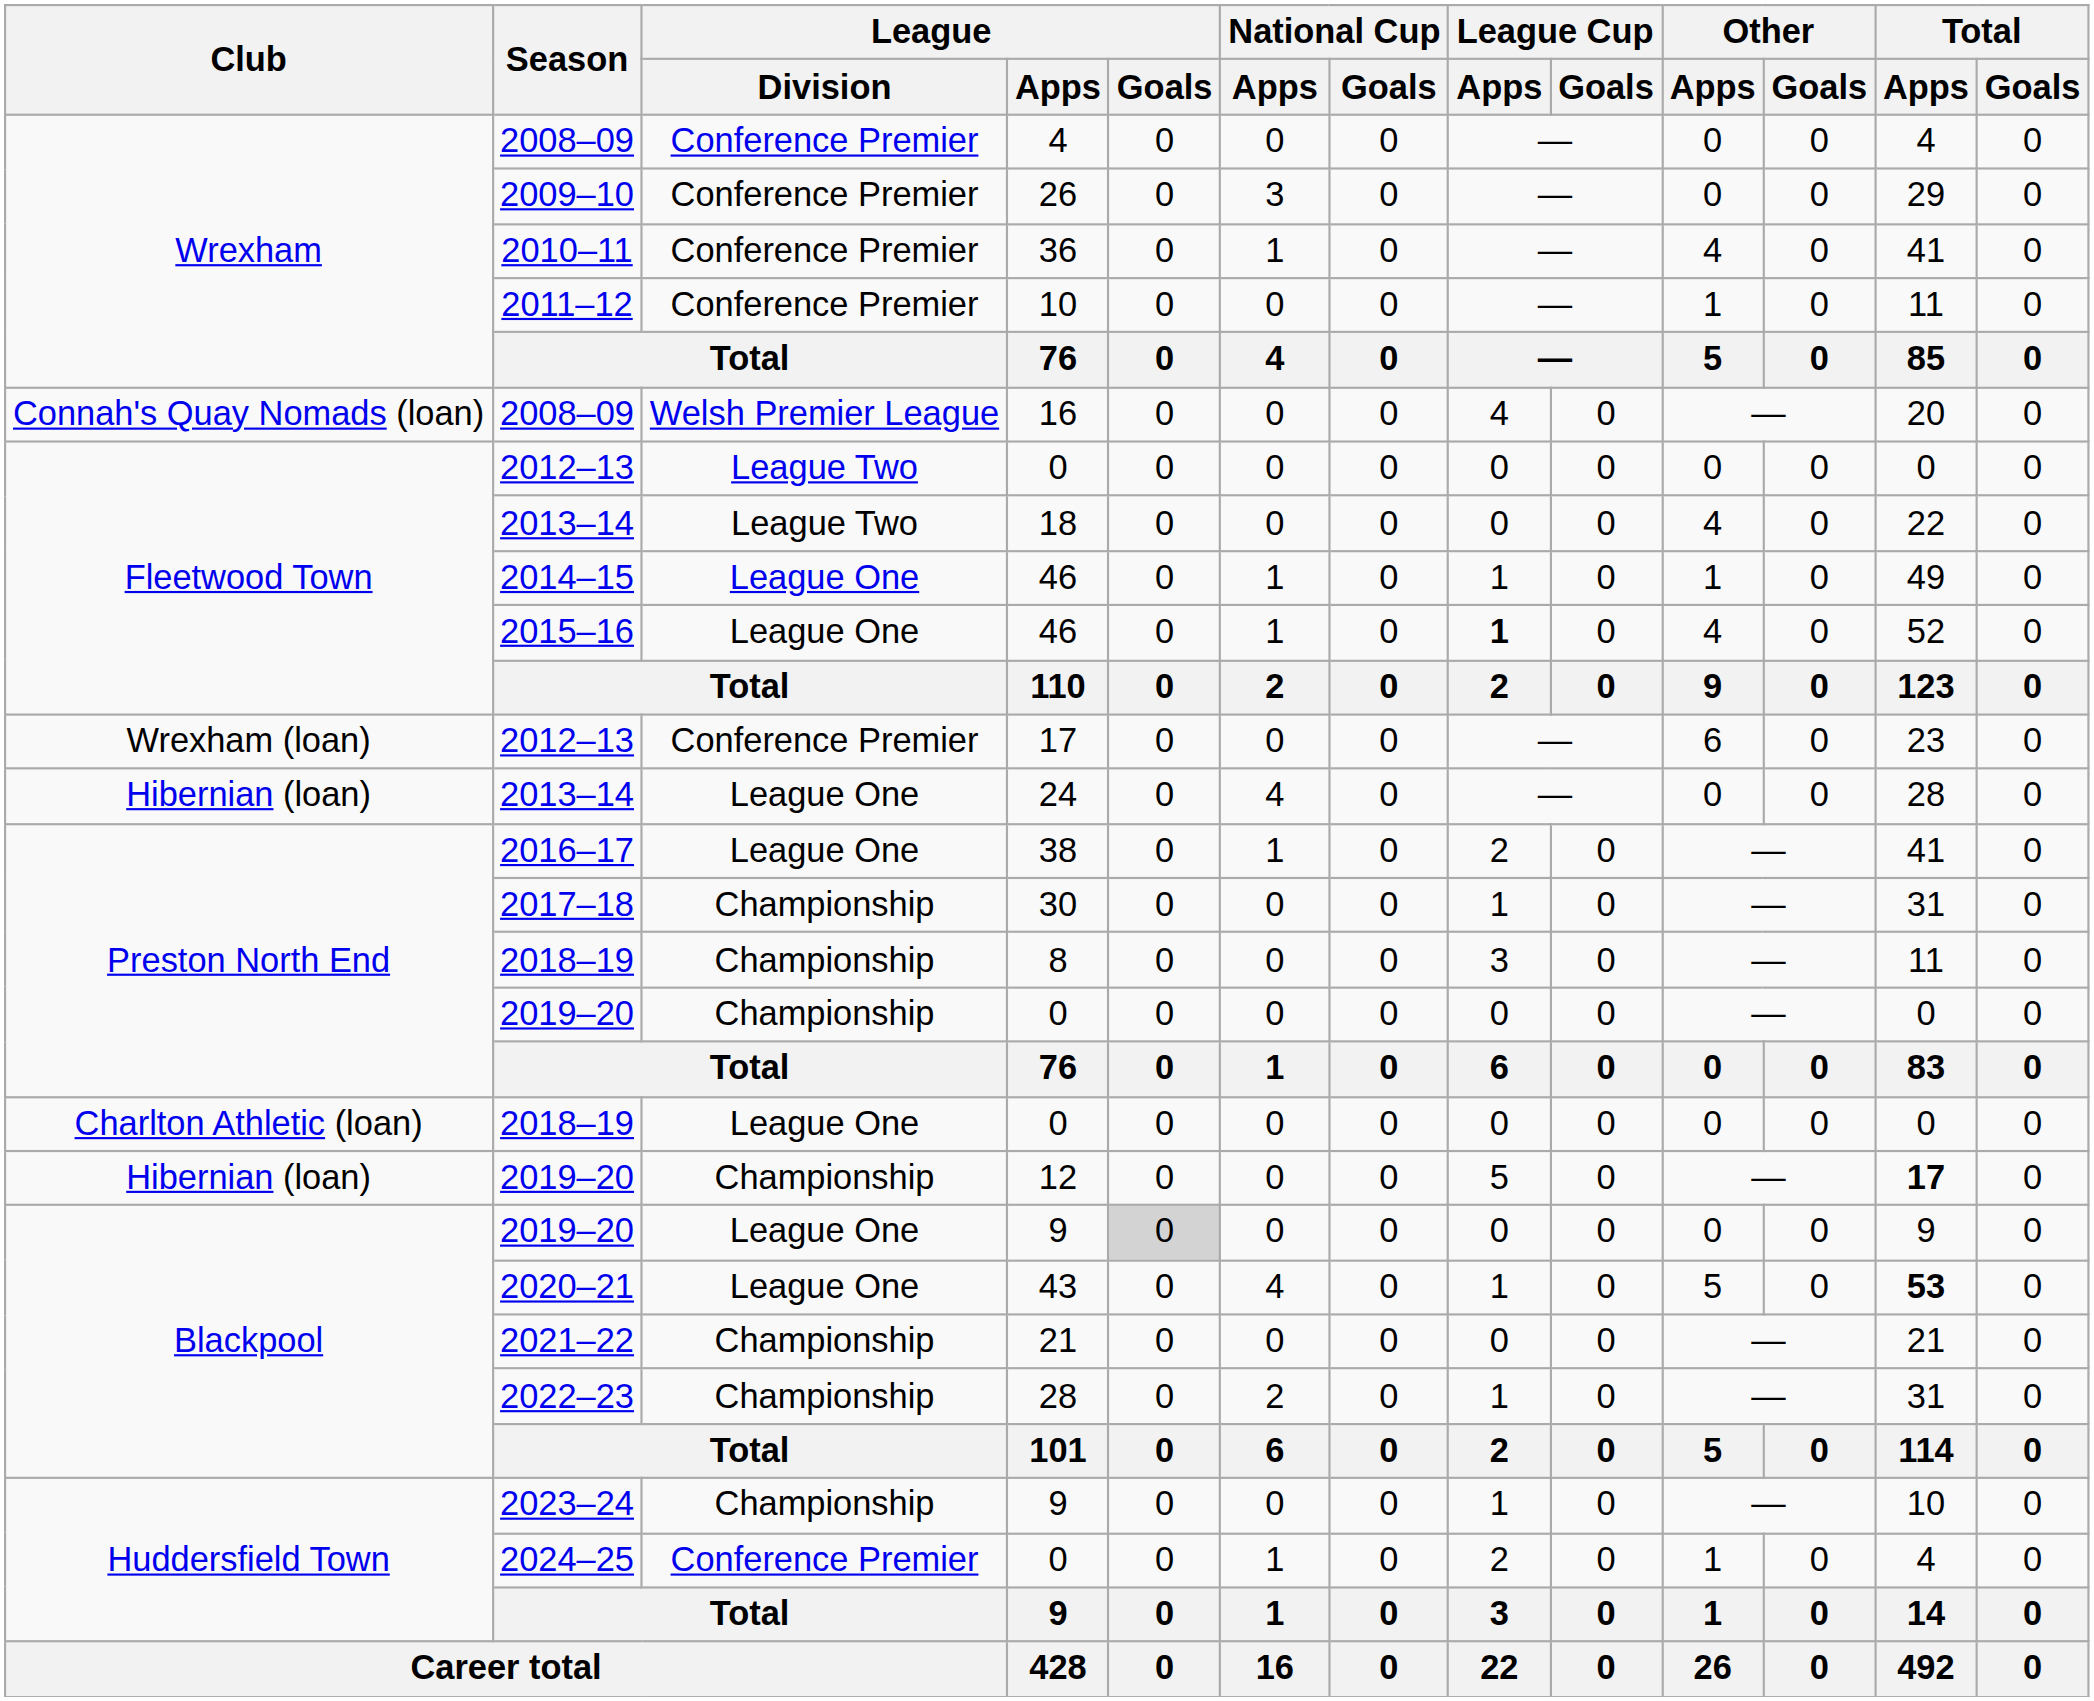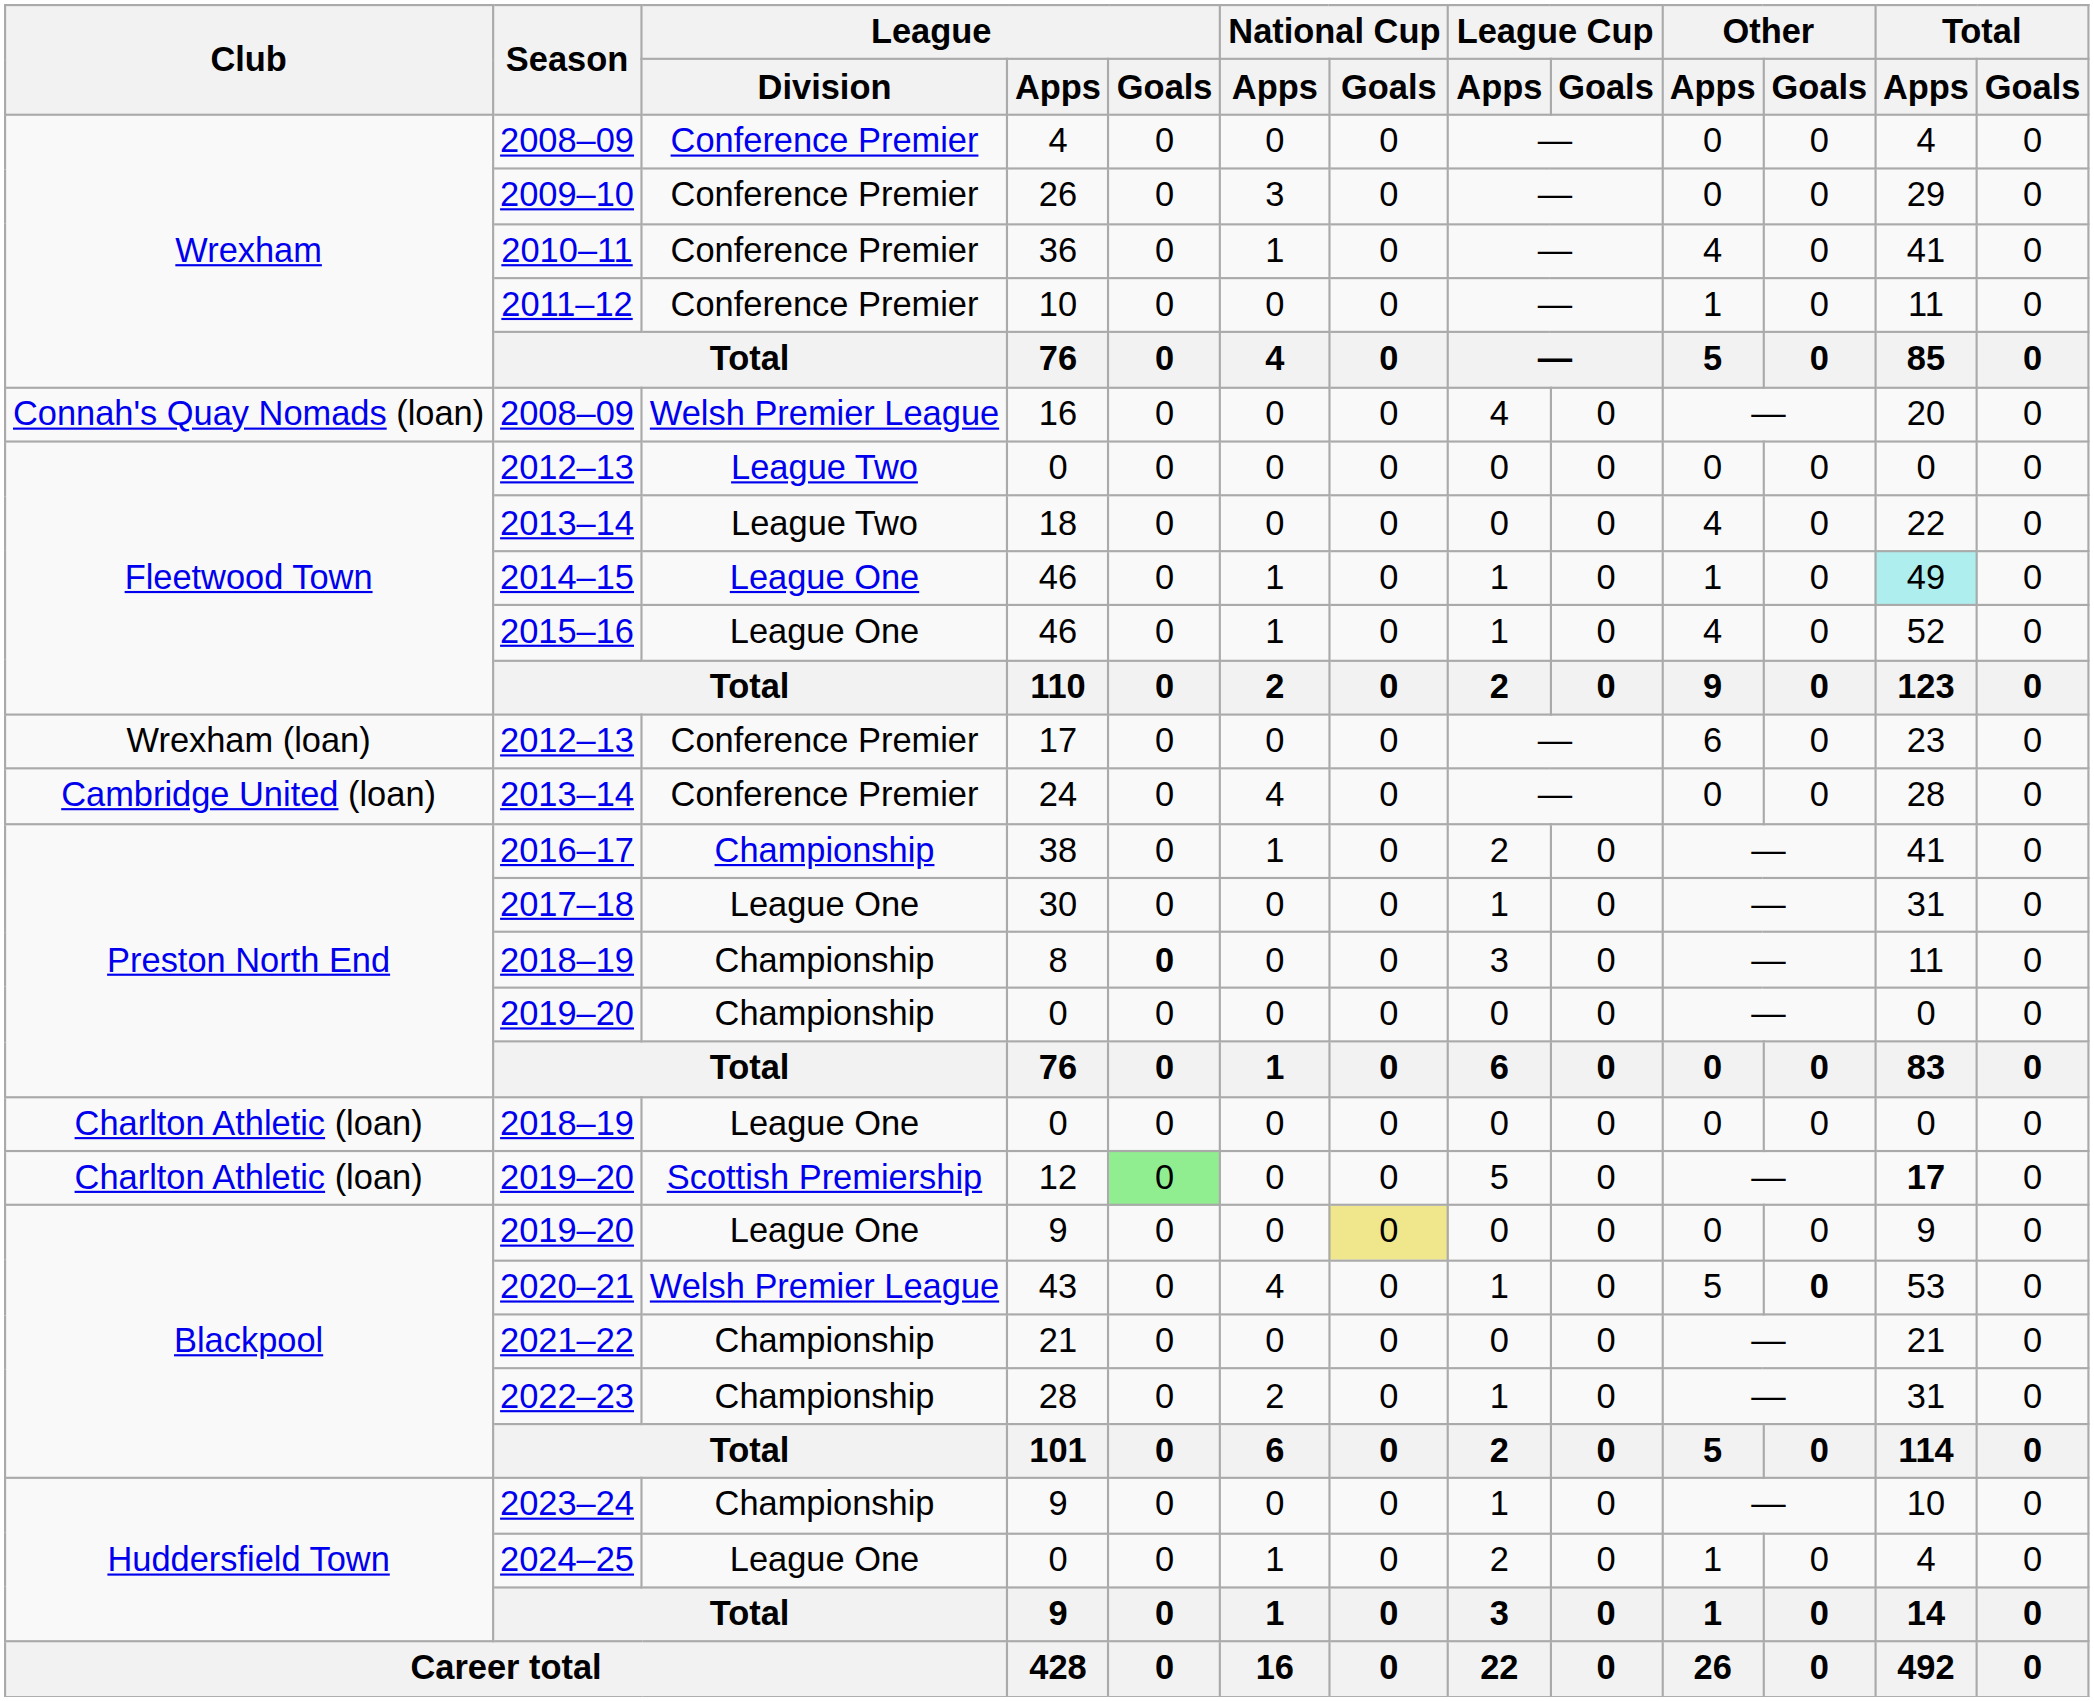(1926, 577) no background -> (1926, 577) paleturquoise background
(1499, 631) bold -> (1499, 631) normal
(249, 795) Hibernian (loan) -> (249, 795) Cambridge United (loan)
(825, 795) League One -> (825, 795) Conference Premier
(825, 850) League One -> (824, 850) Championship
(824, 904) Championship -> (825, 904) League One
(1165, 959) normal -> (1165, 959) bold
(249, 1177) Hibernian (loan) -> (249, 1177) Charlton Athletic (loan)
(824, 1177) Championship -> (824, 1177) Scottish Premiership
(1165, 1177) no background -> (1165, 1177) lightgreen background
(1165, 1232) lightgrey background -> (1165, 1232) no background
(1389, 1232) no background -> (1389, 1232) khaki background
(825, 1286) League One -> (825, 1286) Welsh Premier League
(1819, 1286) normal -> (1819, 1286) bold
(1926, 1286) bold -> (1926, 1286) normal
(825, 1559) Conference Premier -> (825, 1559) League One
